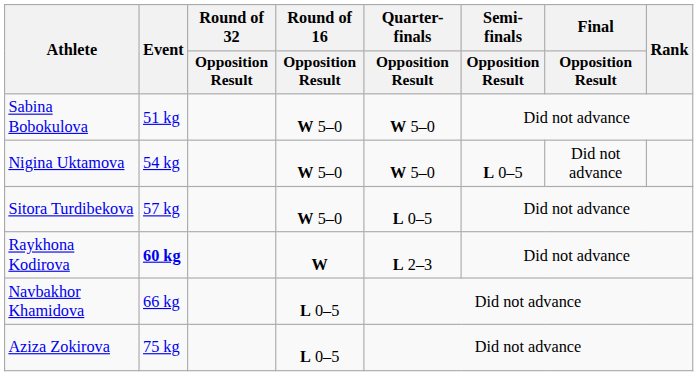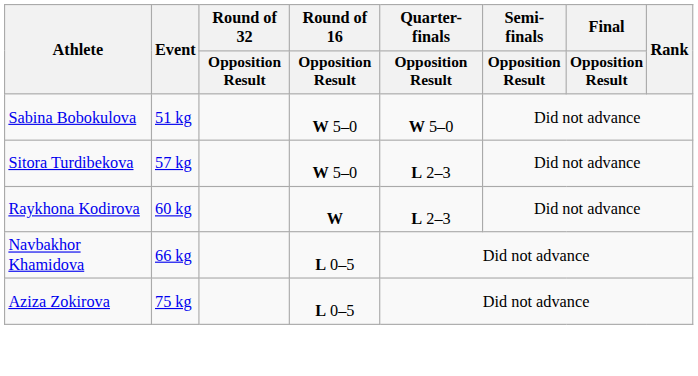- row: (66, 163)
(412, 219) L 0–5 -> (431, 173) L 2–3
(162, 255) bold -> (173, 209) normal
